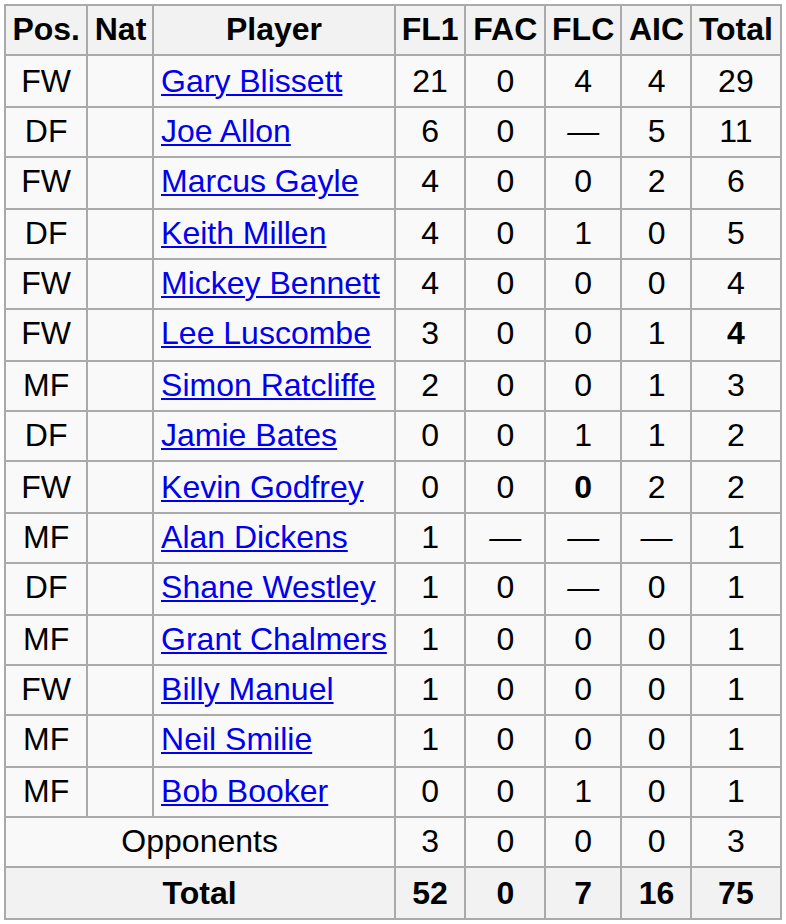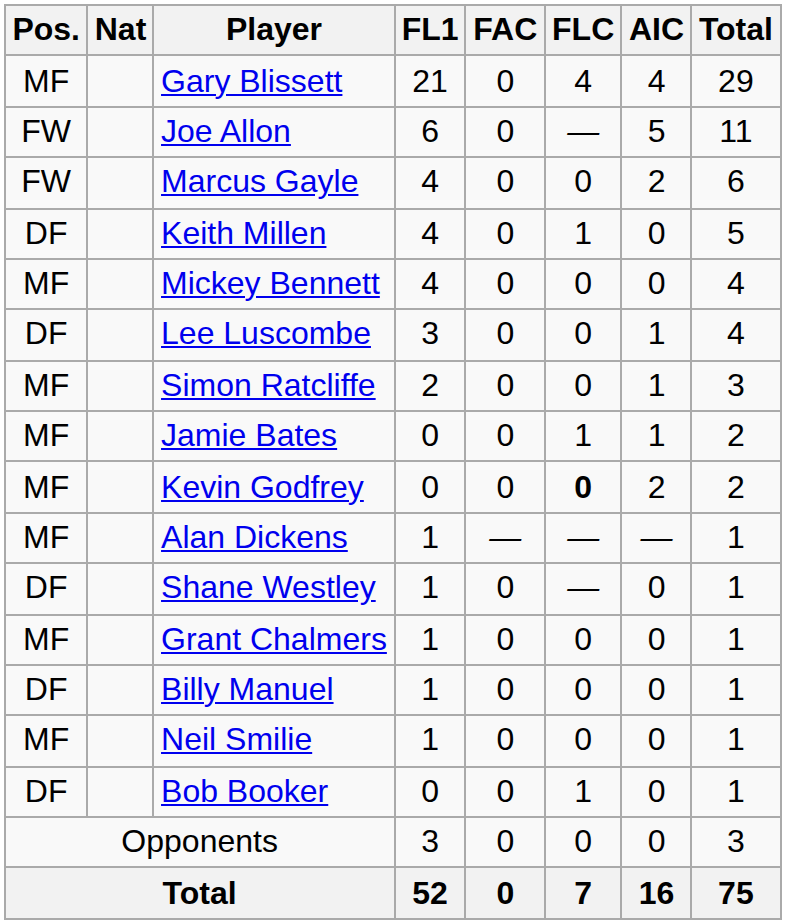(46, 80) FW -> (46, 80) MF
(46, 131) DF -> (46, 131) FW
(46, 283) FW -> (46, 283) MF
(46, 334) FW -> (46, 334) DF
(736, 334) bold -> (736, 334) normal
(46, 435) DF -> (46, 435) MF
(46, 486) FW -> (46, 486) MF
(46, 689) FW -> (46, 689) DF
(46, 791) MF -> (46, 791) DF
